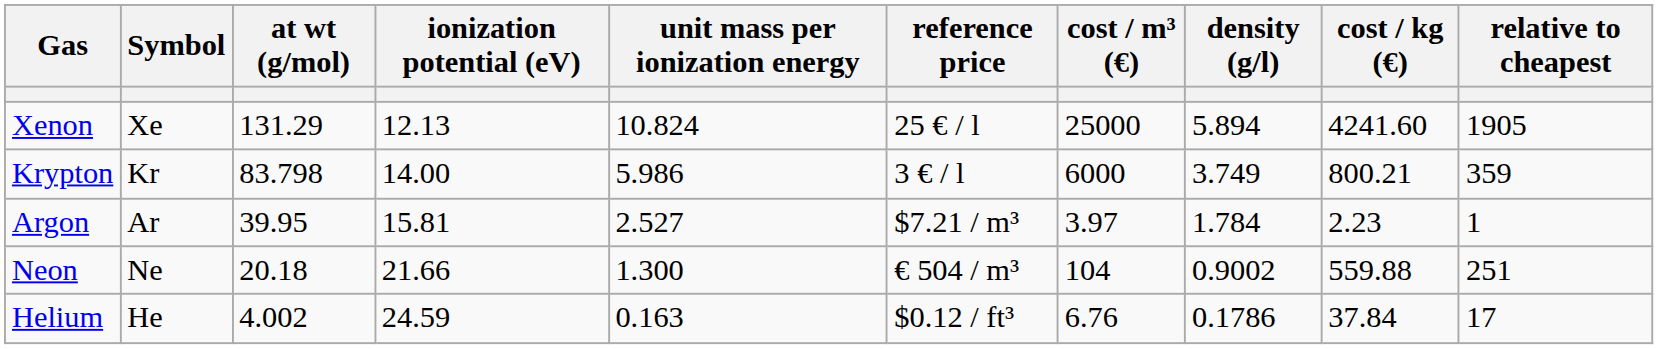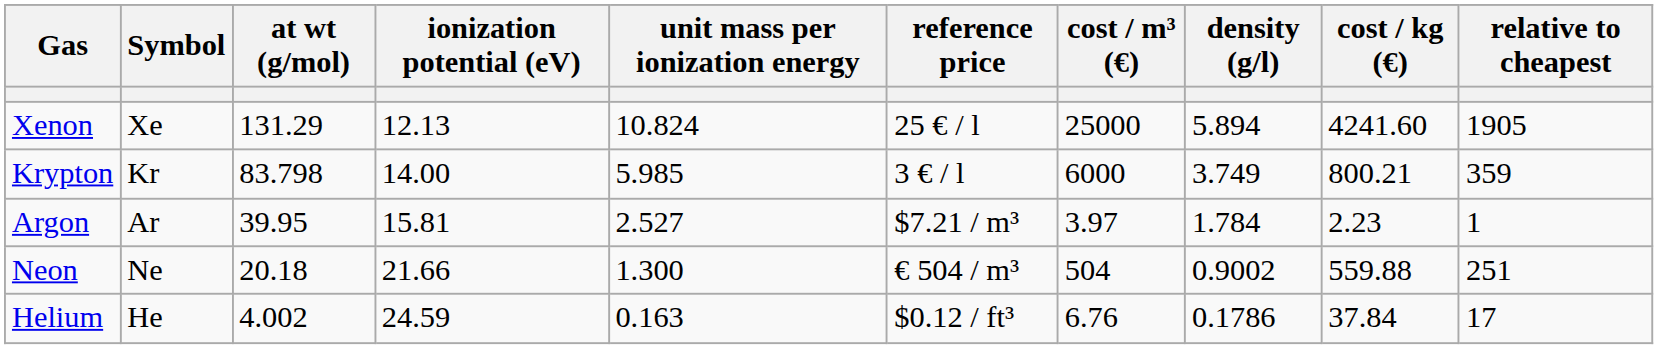(650, 173) 5.986 -> (650, 173) 5.985
(1088, 269) 104 -> (1088, 269) 504
